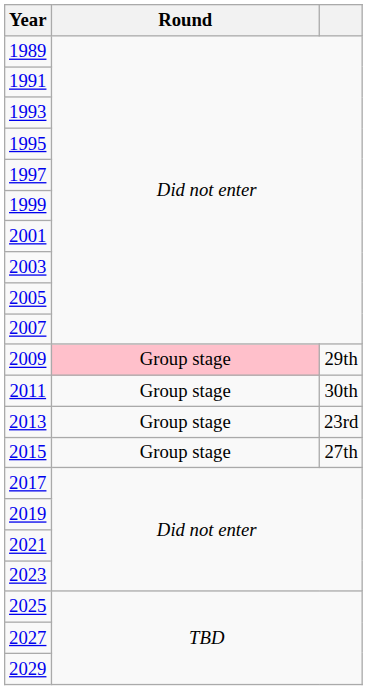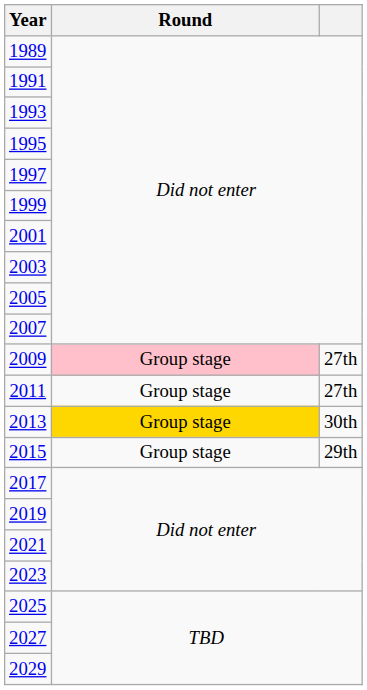(341, 359) 29th -> (341, 359) 27th
(341, 390) 30th -> (341, 390) 27th
(185, 421) no background -> (185, 421) gold background
(341, 421) 23rd -> (341, 421) 30th
(341, 452) 27th -> (341, 452) 29th
